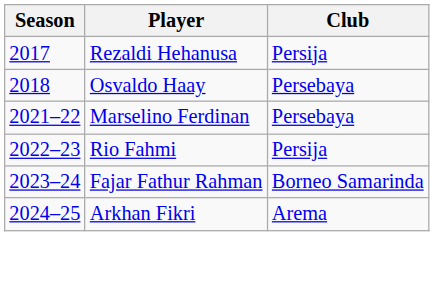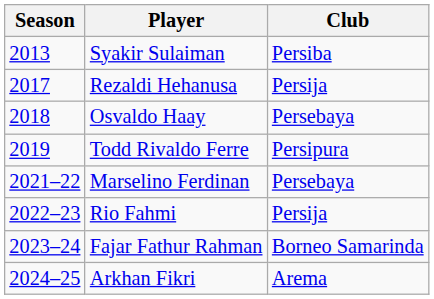+ row: (157, 52)
+ row: (169, 149)
